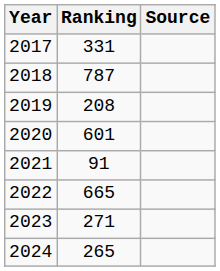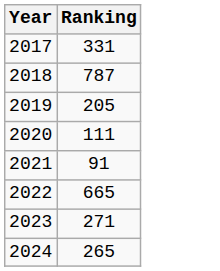- column: (178, 20)
(99, 107) 208 -> (99, 107) 205
(99, 136) 601 -> (99, 136) 111
